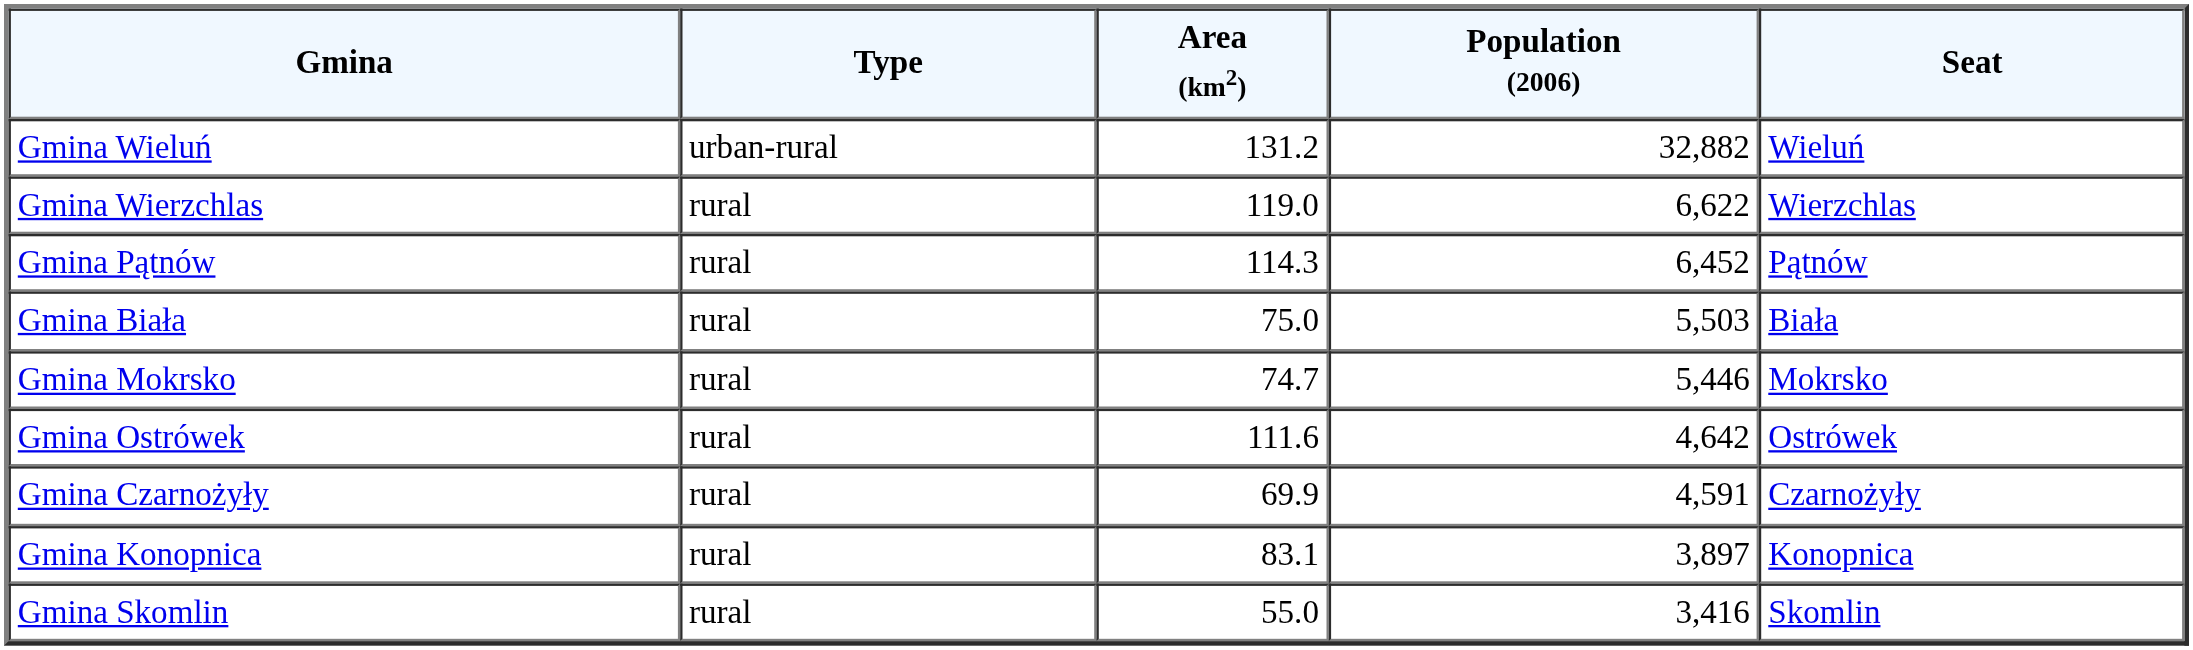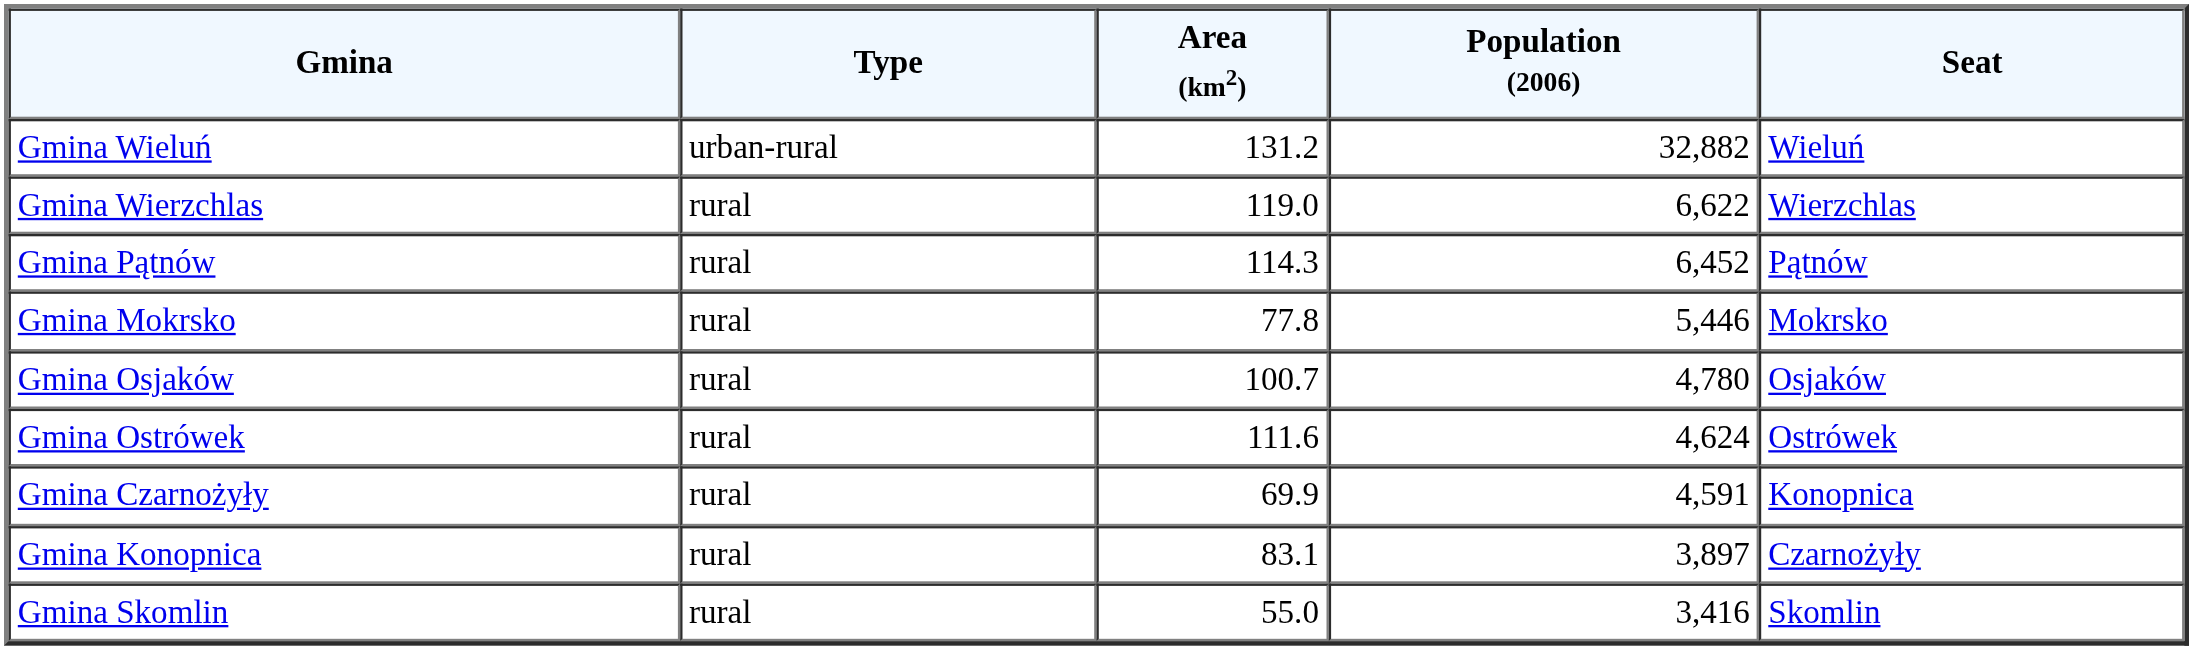- row: (102, 320)
(1290, 378) 74.7 -> (1290, 320) 77.8
+ row: (126, 378)
(1713, 436) 4,642 -> (1713, 436) 4,624
(1845, 494) Czarnożyły -> (1841, 494) Konopnica
(1841, 553) Konopnica -> (1845, 553) Czarnożyły
